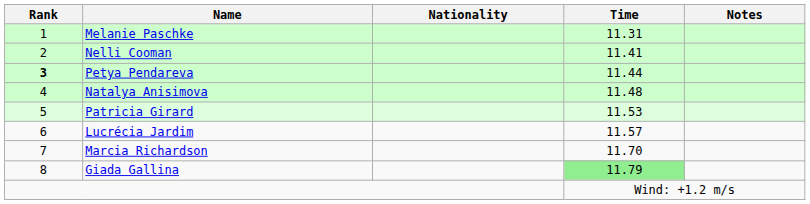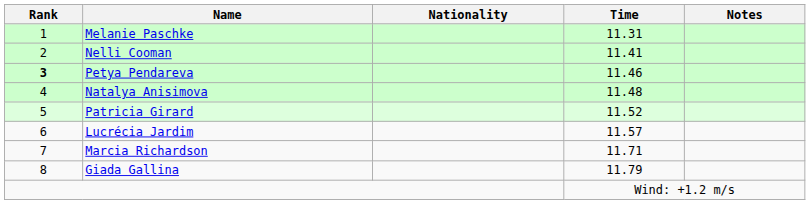(624, 73) 11.44 -> (624, 73) 11.46
(624, 112) 11.53 -> (624, 112) 11.52
(624, 151) 11.70 -> (624, 151) 11.71
(624, 170) lightgreen background -> (624, 170) no background
